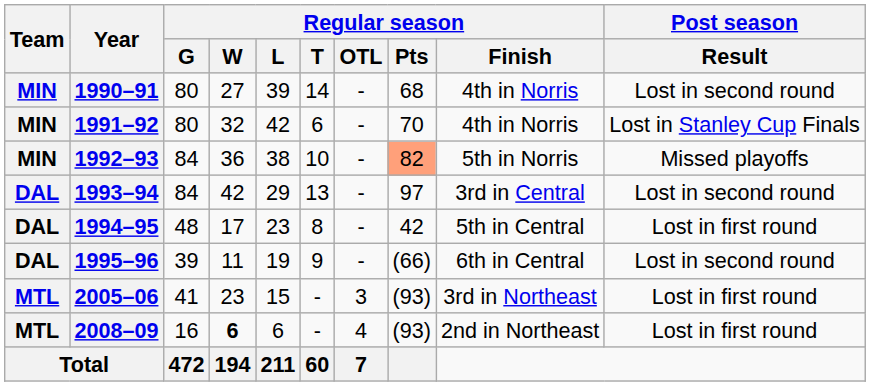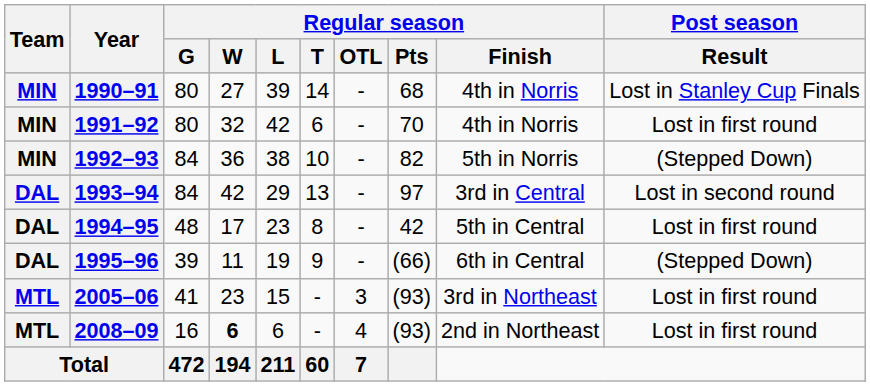(735, 90) Lost in second round -> (735, 90) Lost in Stanley Cup Finals
(735, 124) Lost in Stanley Cup Finals -> (735, 124) Lost in first round
(412, 159) lightsalmon background -> (412, 159) no background
(735, 159) Missed playoffs -> (735, 159) (Stepped Down)
(735, 261) Lost in second round -> (735, 261) (Stepped Down)
